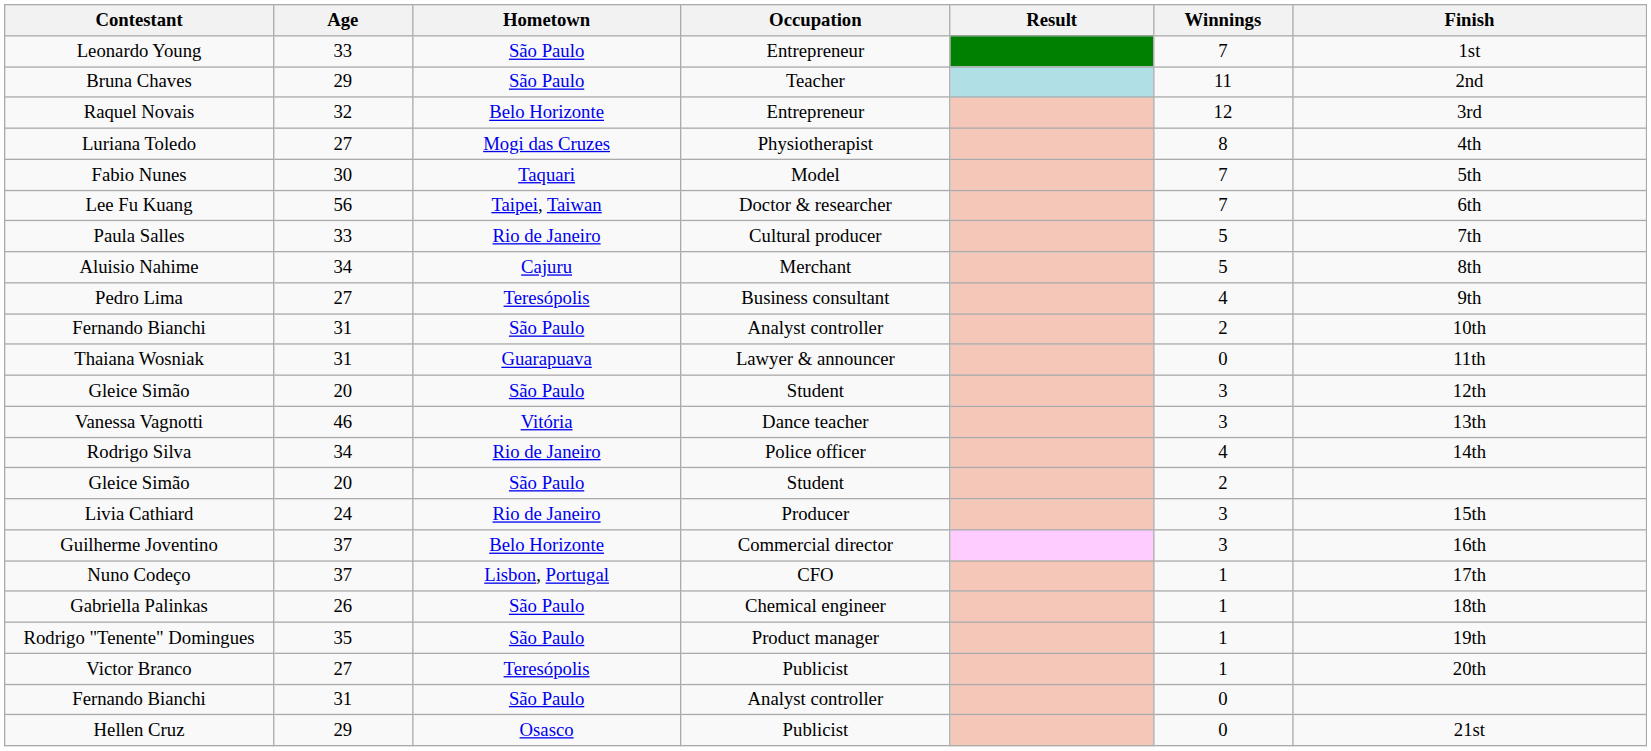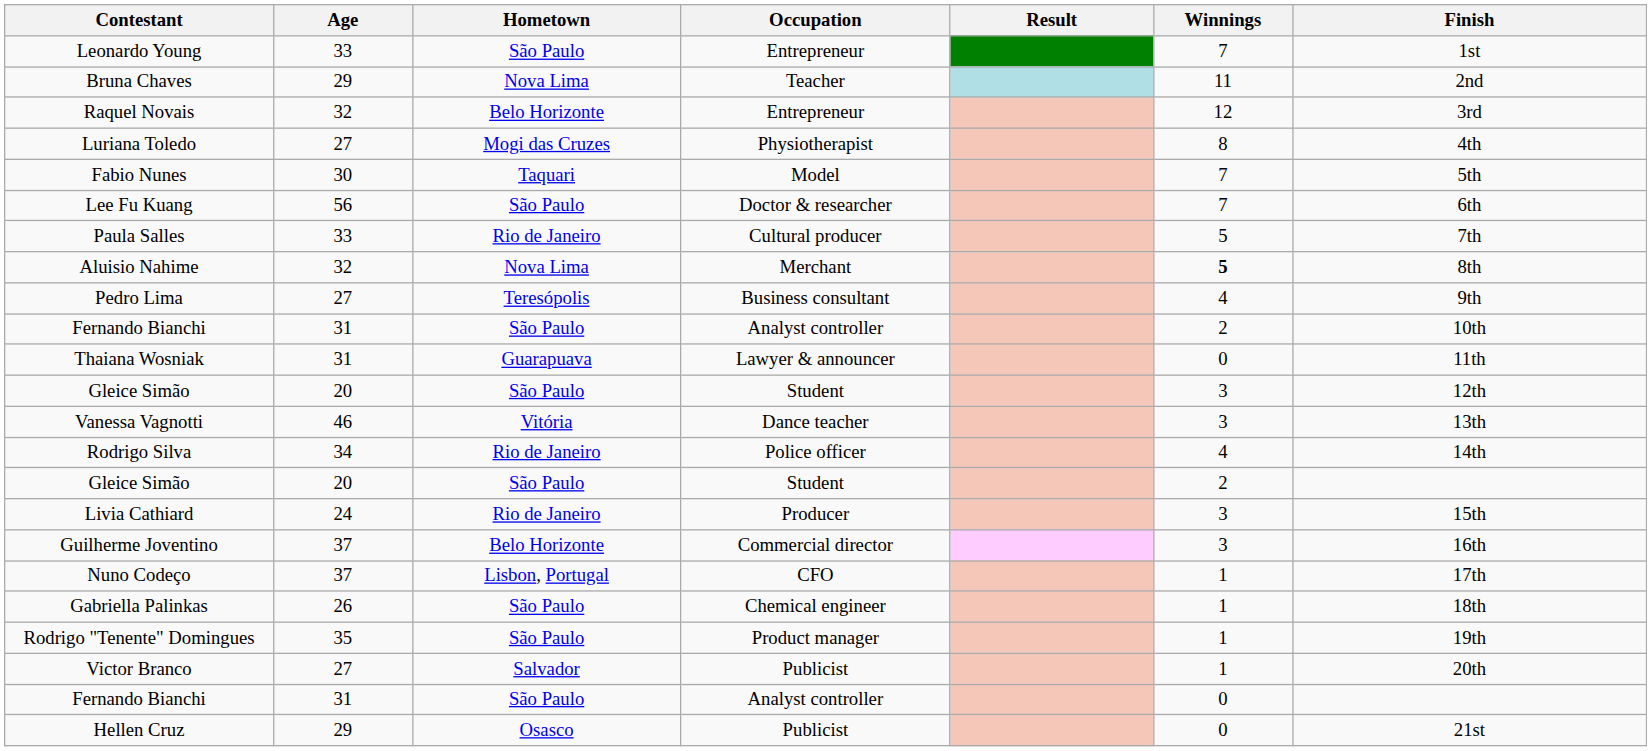(547, 82) São Paulo -> (547, 82) Nova Lima
(547, 205) Taipei, Taiwan -> (547, 205) São Paulo
(343, 267) 34 -> (343, 267) 32
(547, 267) Cajuru -> (547, 267) Nova Lima
(1223, 267) normal -> (1223, 267) bold
(547, 668) Teresópolis -> (547, 668) Salvador
